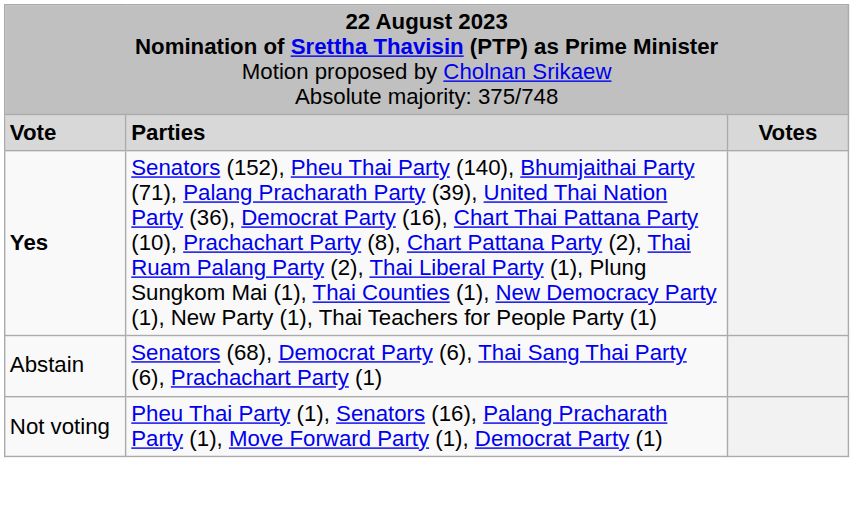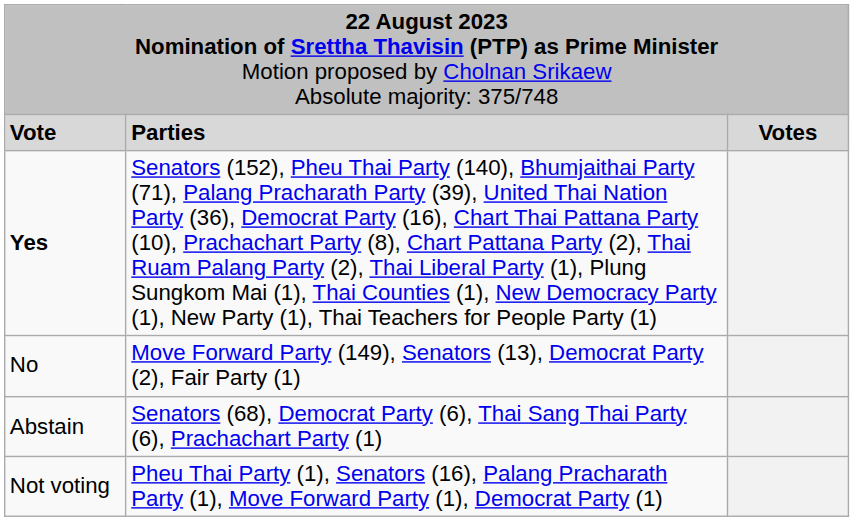+ row: (24, 365)
